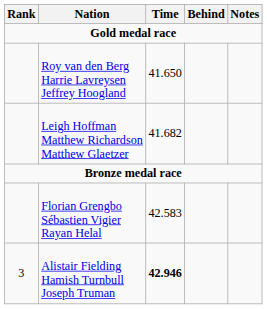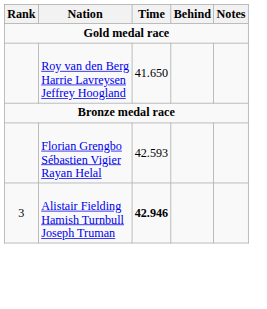- row: (92, 140)
(165, 213) 42.583 -> (151, 152) 42.593
